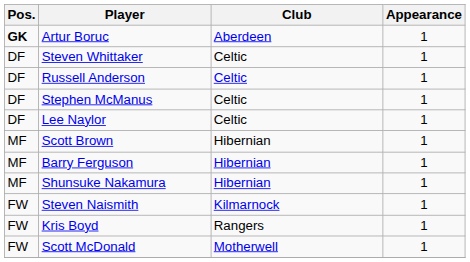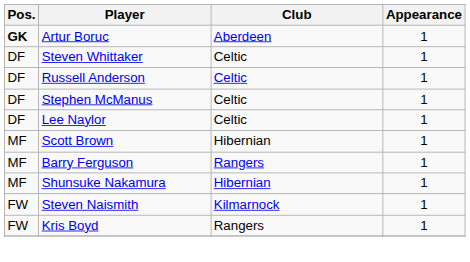(242, 162) Hibernian -> (239, 162) Rangers
- row: (89, 246)
